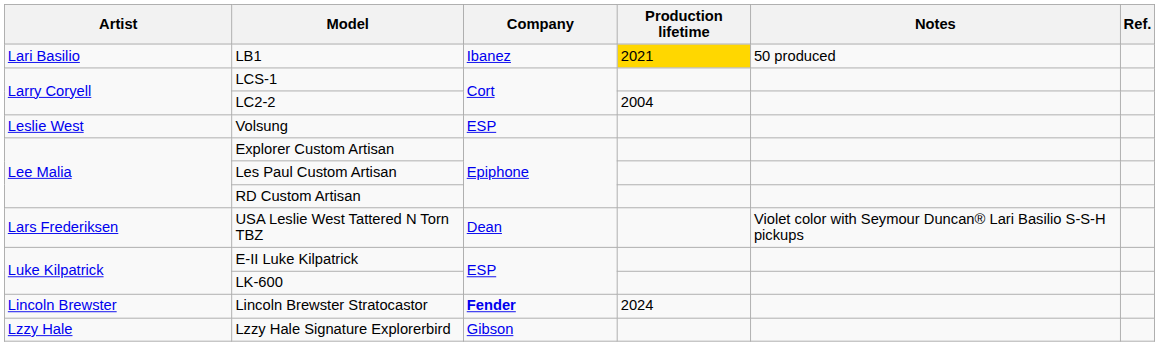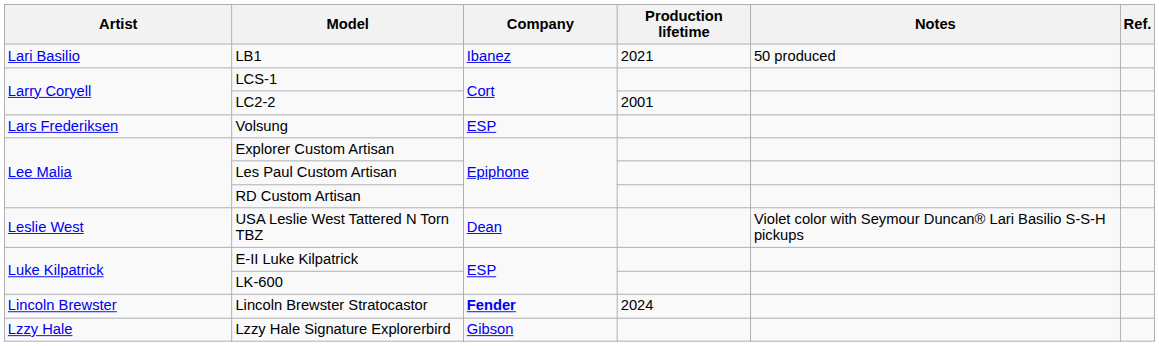(637, 56) gold background -> (637, 56) no background
(637, 102) 2004 -> (637, 102) 2001
(46, 126) Leslie West -> (63, 126) Lars Frederiksen
(63, 227) Lars Frederiksen -> (46, 227) Leslie West
